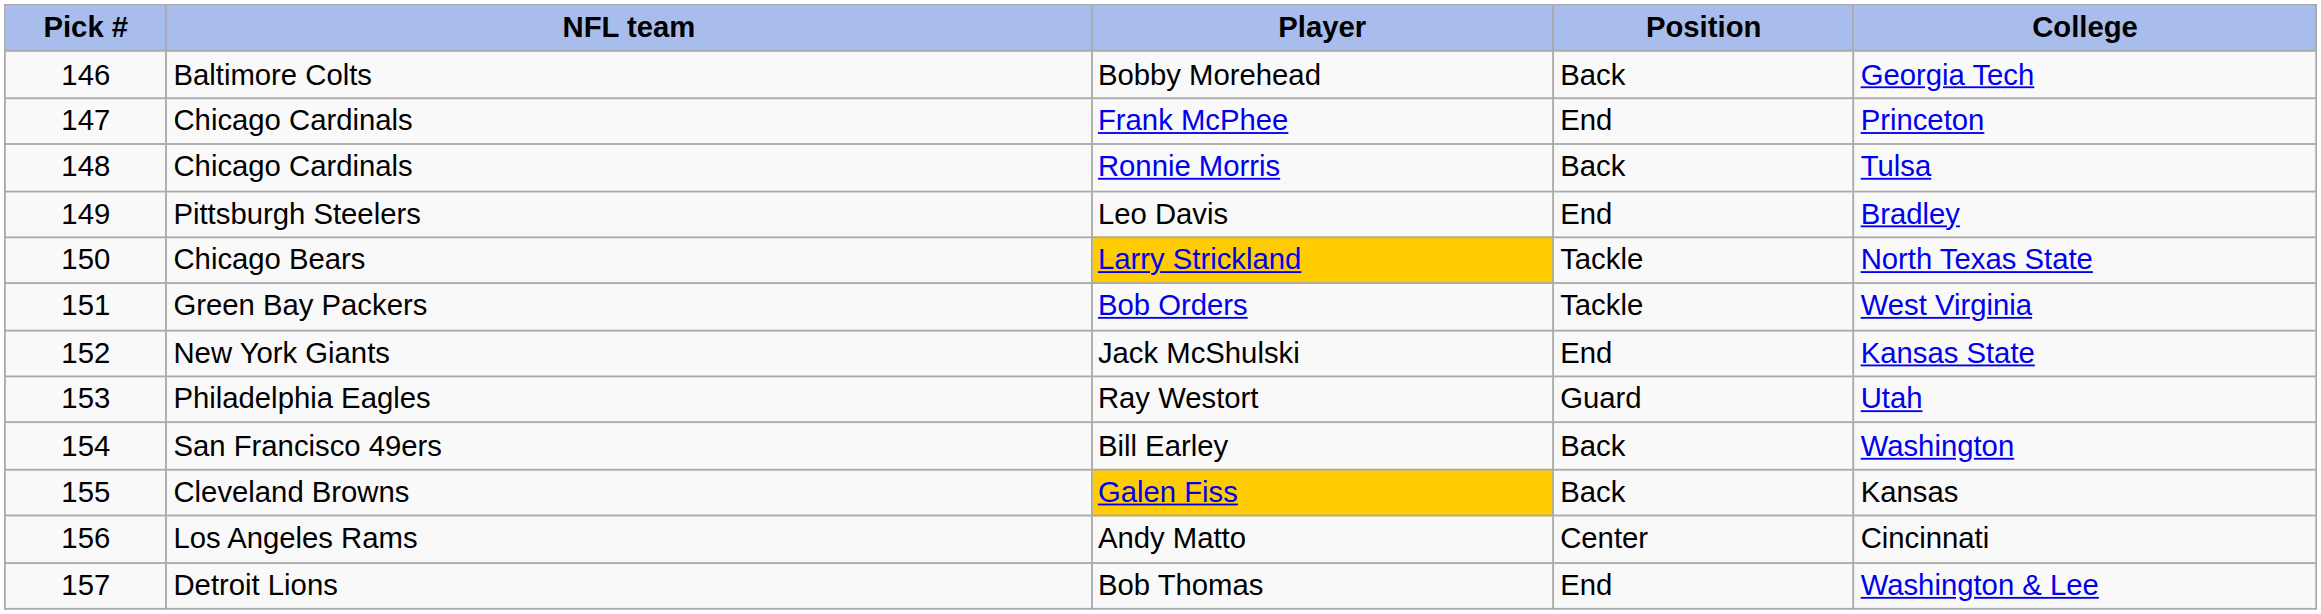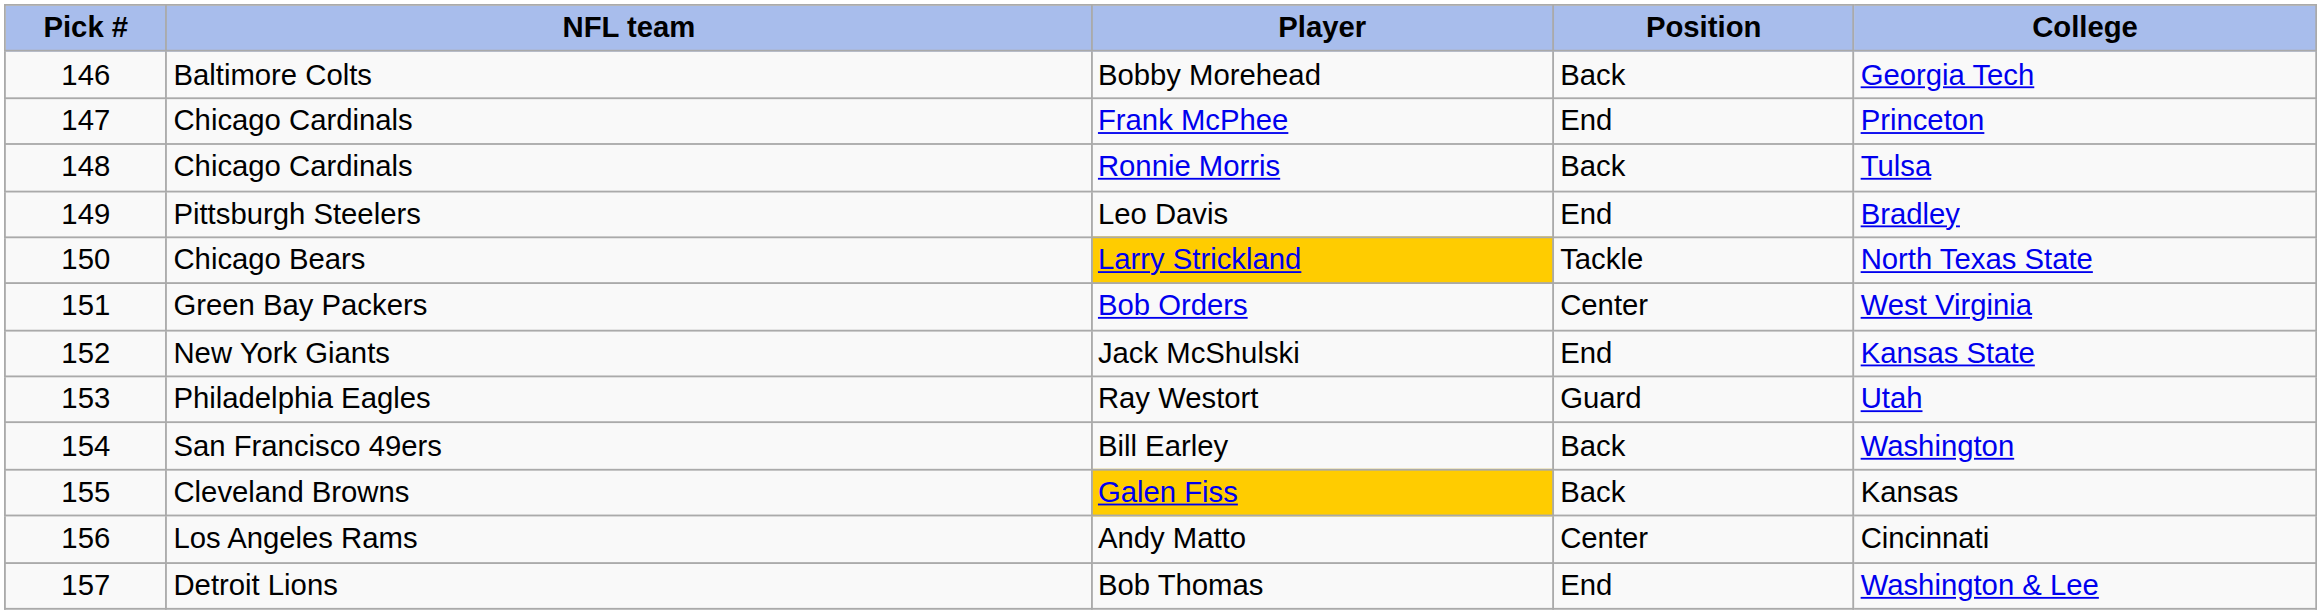(1602, 306) Tackle -> (1604, 306) Center
